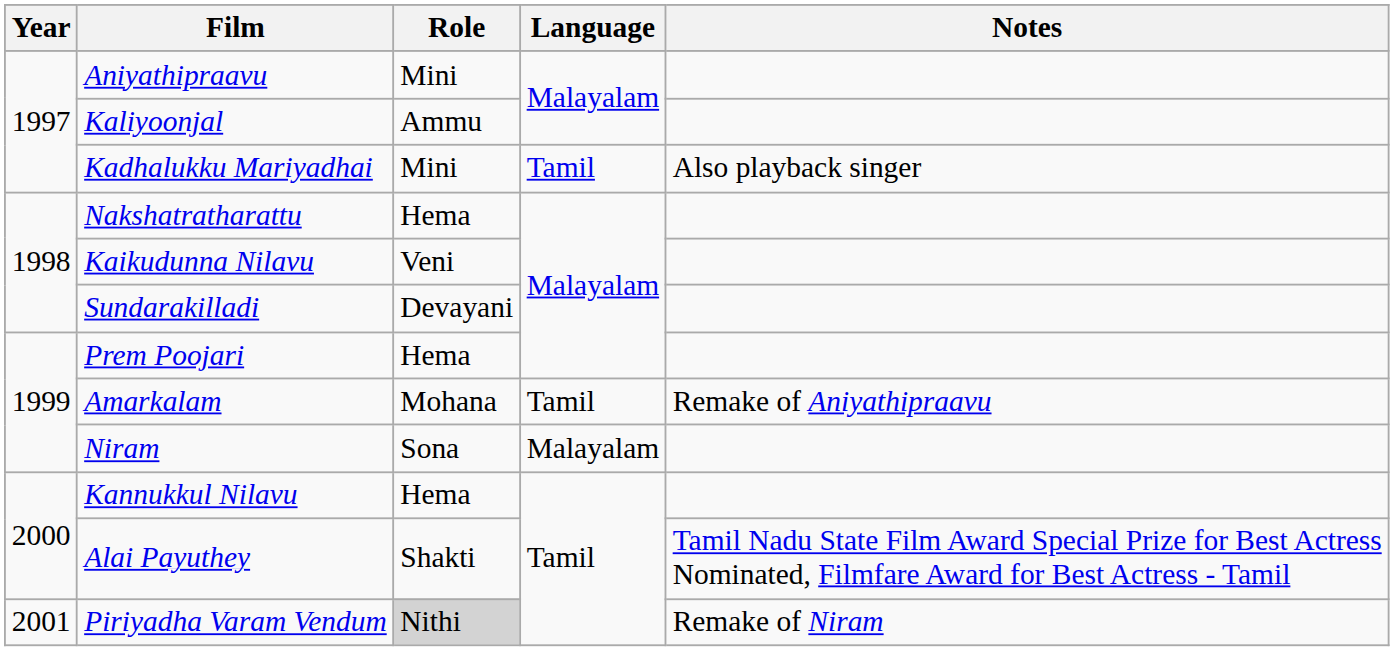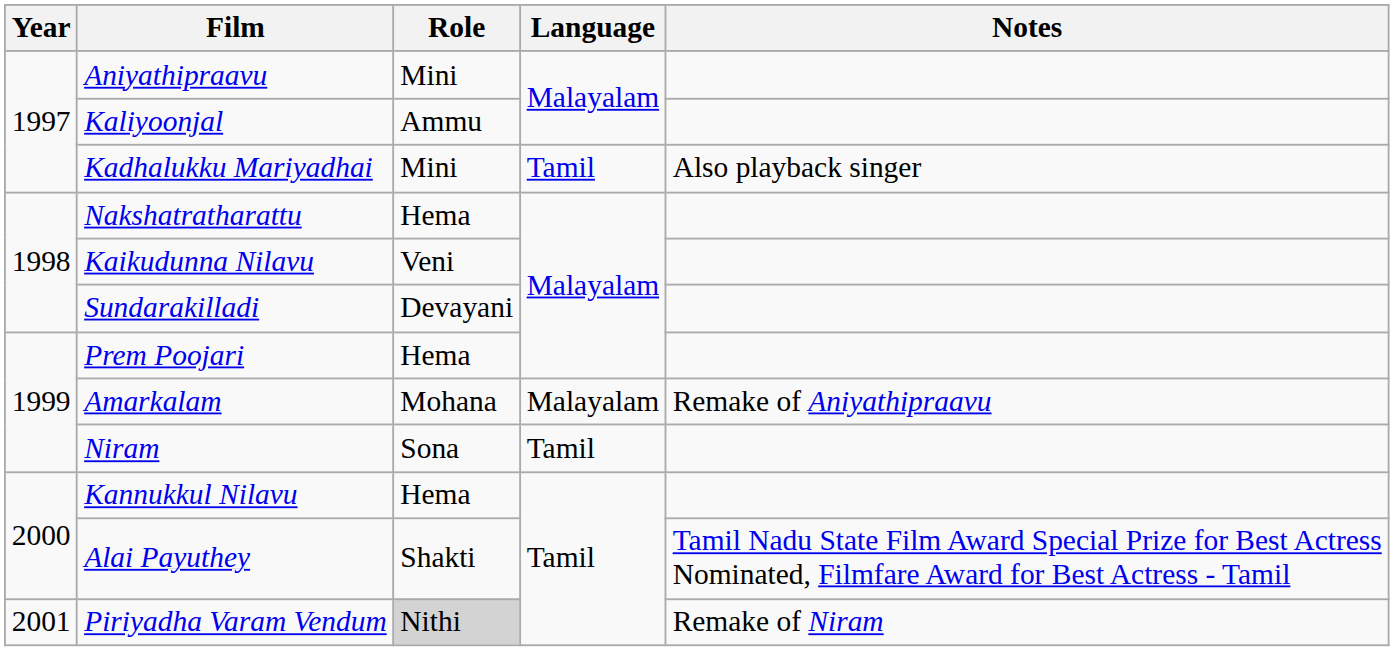(561, 401) Tamil -> (593, 401) Malayalam
(593, 448) Malayalam -> (561, 448) Tamil
